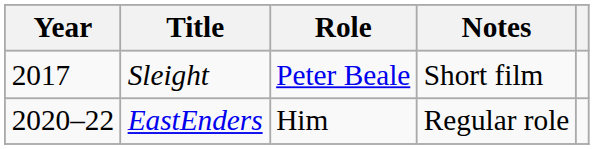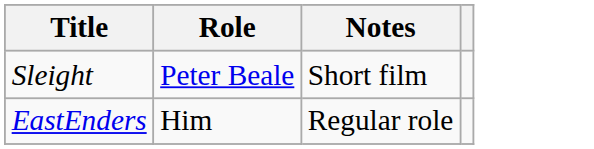- column: (63, 27)
